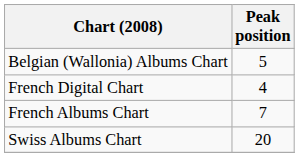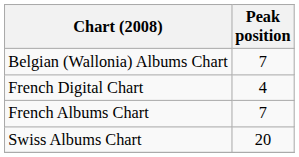(263, 61) 5 -> (263, 61) 7
